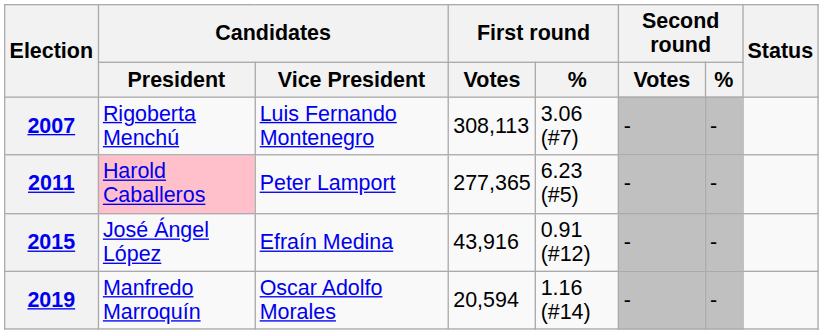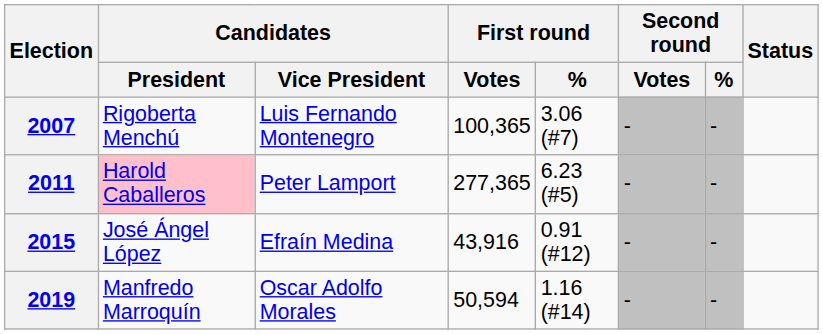(491, 125) 308,113 -> (492, 125) 100,365
(486, 300) 20,594 -> (486, 300) 50,594
